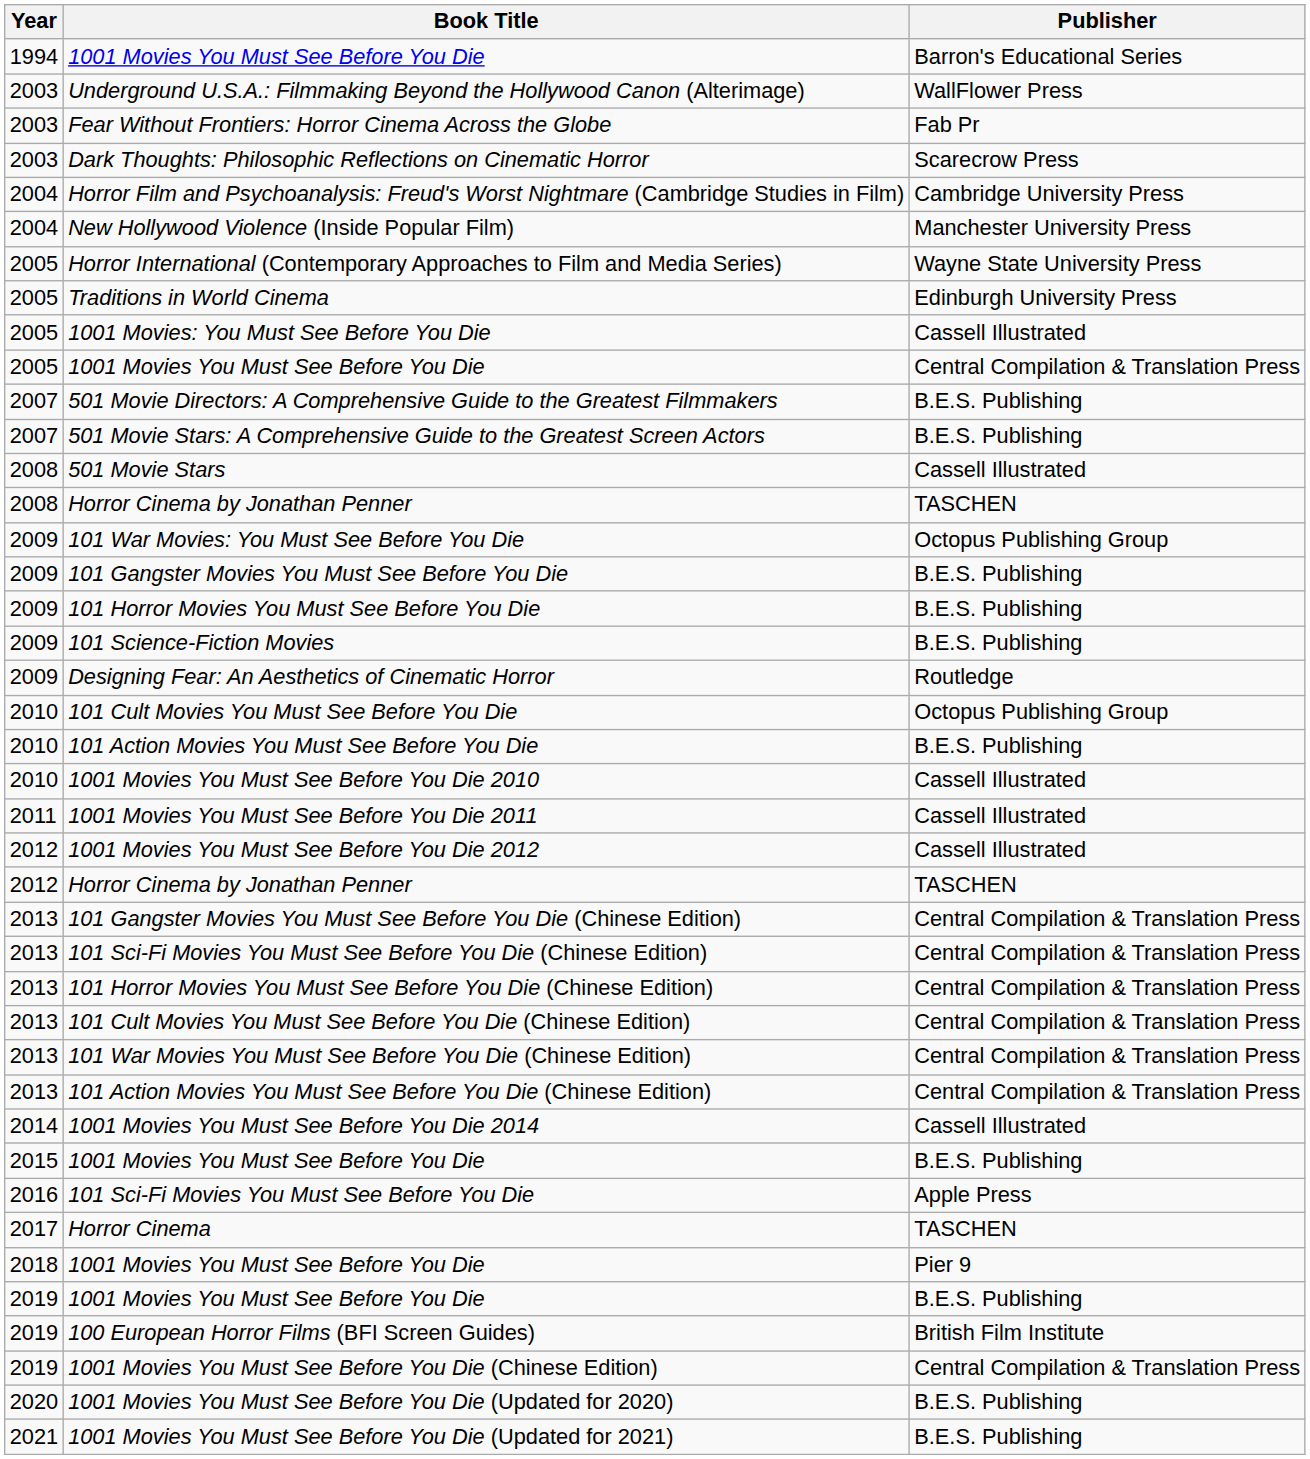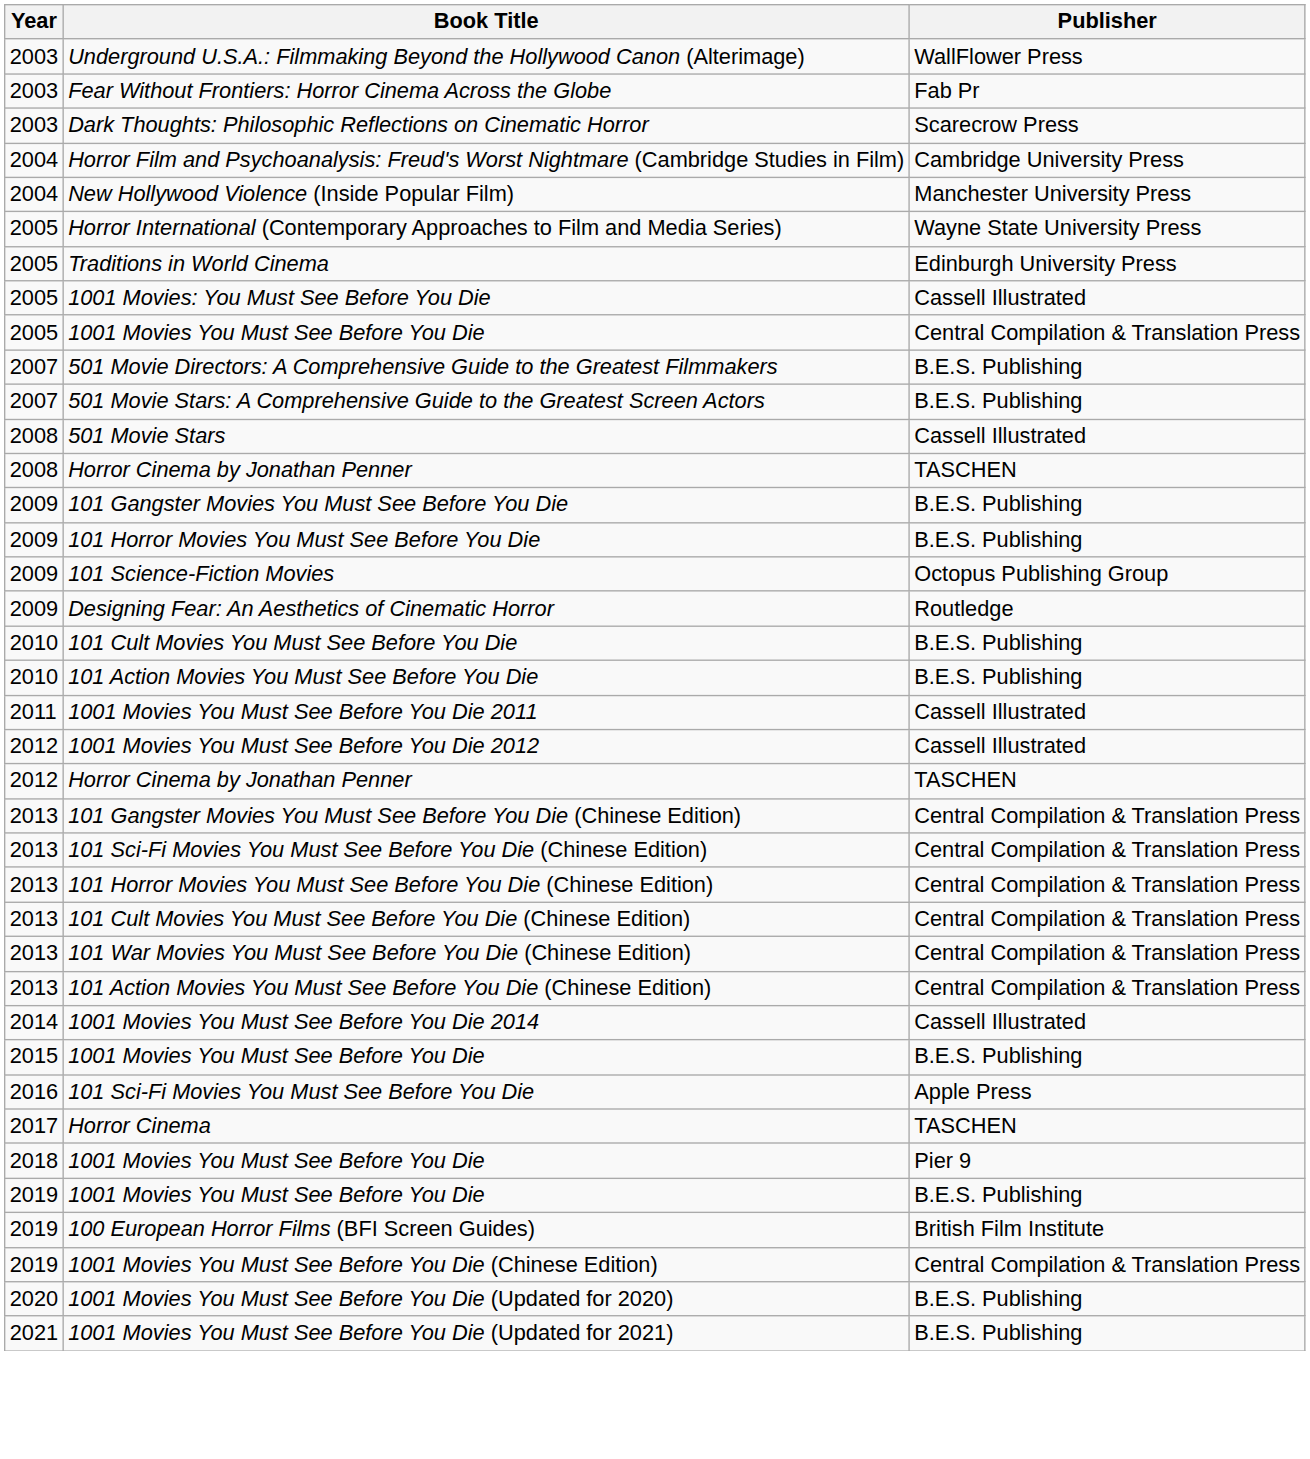- row: (34, 56)
- row: (34, 539)
(998, 642) B.E.S. Publishing -> (1041, 573) Octopus Publishing Group
(1041, 711) Octopus Publishing Group -> (998, 642) B.E.S. Publishing
- row: (34, 780)
